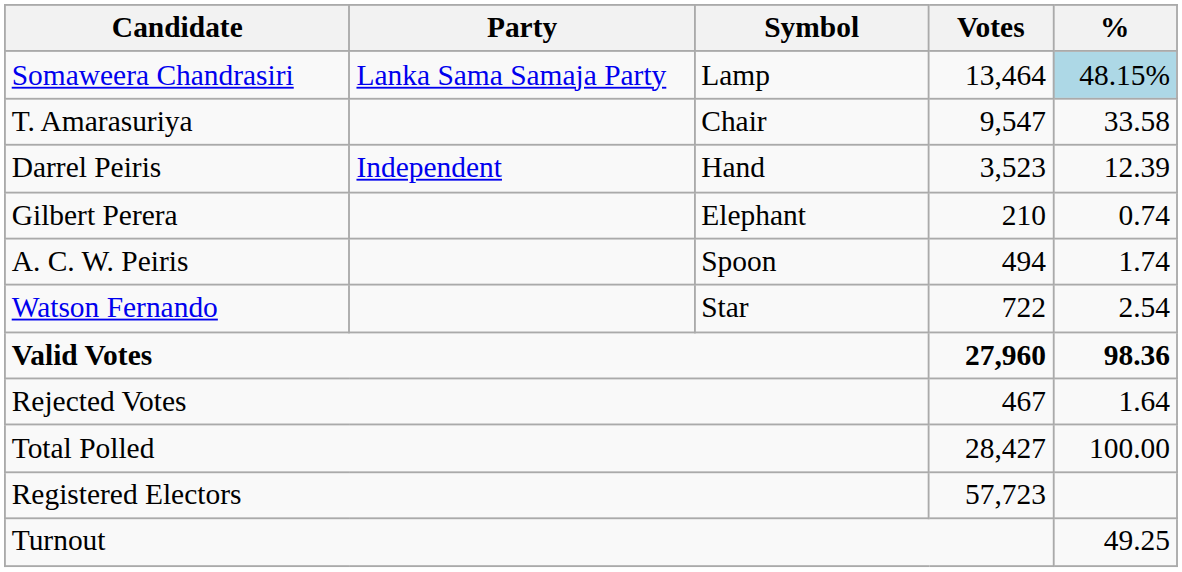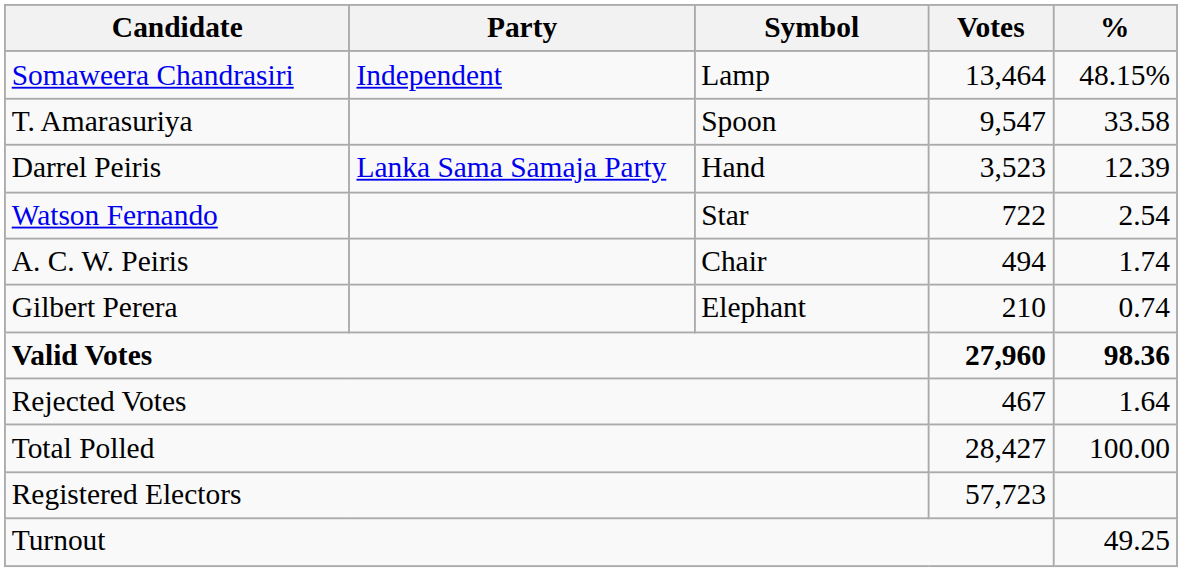(511, 74) Lanka Sama Samaja Party -> (429, 74) Independent
(1125, 74) lightblue background -> (1125, 74) no background
(734, 121) Chair -> (739, 121) Spoon
(429, 167) Independent -> (511, 167) Lanka Sama Samaja Party
rows swapped: (115, 307) <-> (95, 214)
(739, 261) Spoon -> (734, 261) Chair
